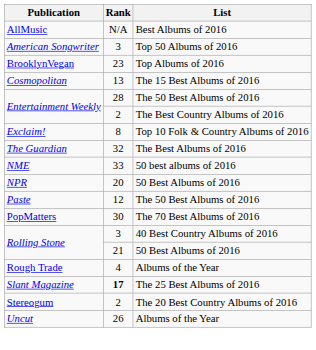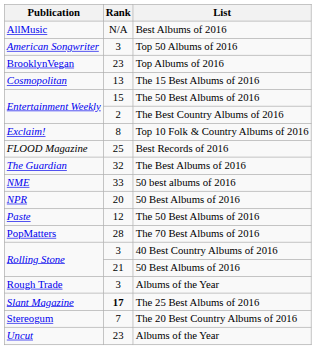(118, 98) 28 -> (118, 98) 15
+ row: (47, 149)
(118, 217) 30 -> (118, 234) 28
(118, 268) 4 -> (118, 285) 3
(118, 302) 2 -> (118, 319) 7
(118, 319) 26 -> (118, 336) 23
